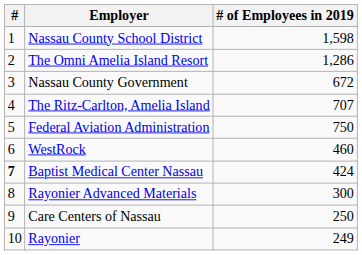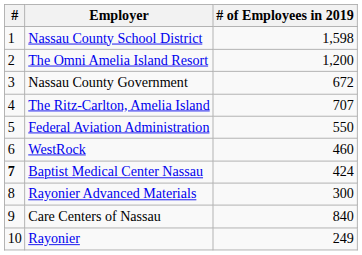(338, 60) 1,286 -> (338, 60) 1,200
(343, 127) 750 -> (343, 127) 550
(343, 216) 250 -> (343, 216) 840
